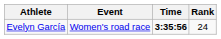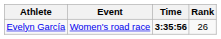(203, 27) 24 -> (203, 27) 26
